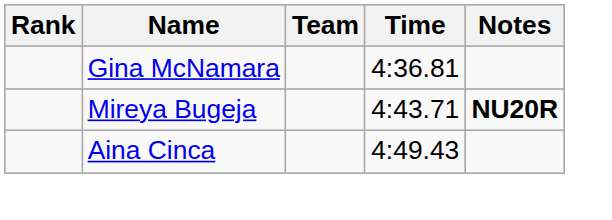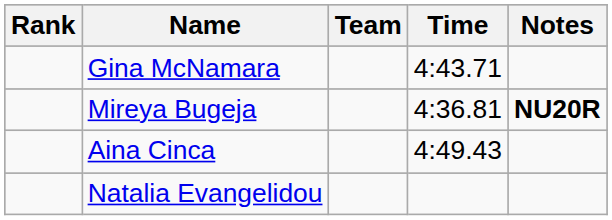(415, 67) 4:36.81 -> (458, 67) 4:43.71
(415, 109) 4:43.71 -> (458, 109) 4:36.81
+ row: (205, 192)
